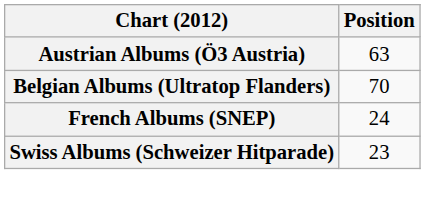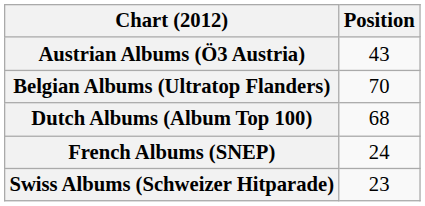(379, 53) 63 -> (379, 53) 43
+ row: (172, 119)
